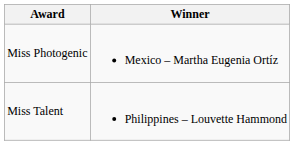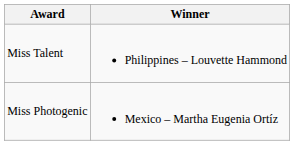rows swapped: (47, 53) <-> (35, 111)
